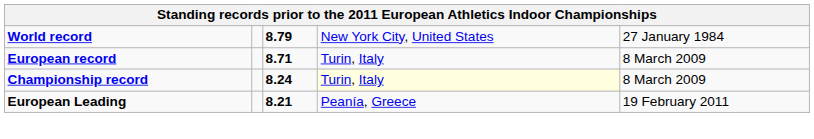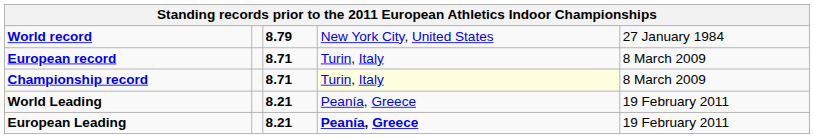(279, 79) 8.24 -> (279, 79) 8.71
+ row: (55, 101)
(368, 101) normal -> (370, 123) bold
